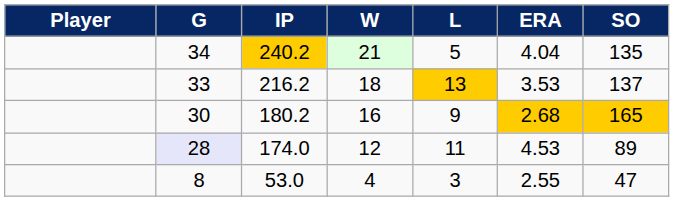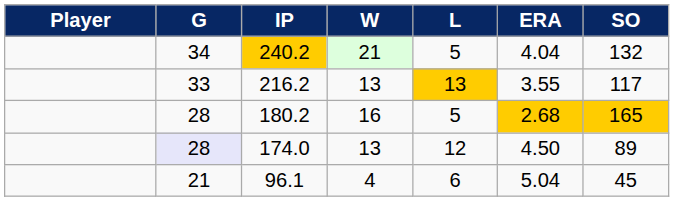(626, 52) 135 -> (626, 52) 132
(370, 84) 18 -> (370, 84) 13
(540, 84) 3.53 -> (540, 84) 3.55
(626, 84) 137 -> (626, 84) 117
(199, 116) 30 -> (199, 116) 28
(455, 116) 9 -> (455, 116) 5
(370, 148) 12 -> (370, 148) 13
(455, 148) 11 -> (455, 148) 12
(540, 148) 4.53 -> (540, 148) 4.50
+ row: (284, 180)
- row: (284, 180)
